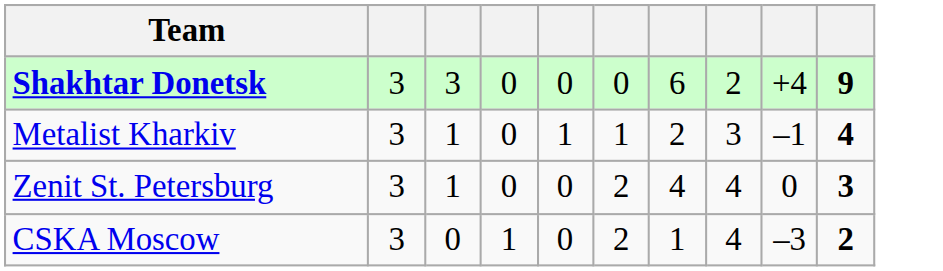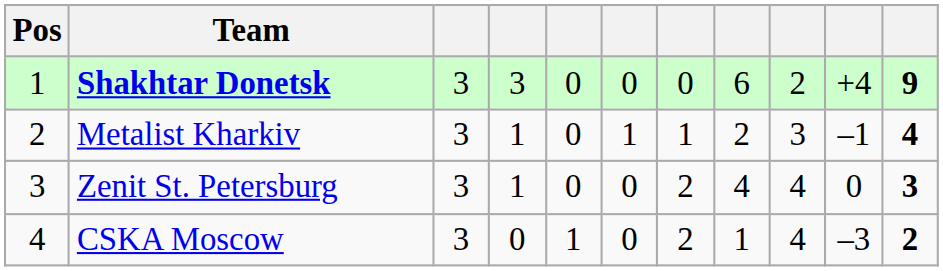+ column: (37, 30)
